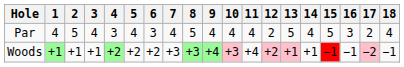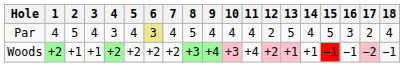(153, 33) no background -> (153, 33) khaki background
(55, 52) +1 -> (55, 52) +2
(173, 52) +3 -> (173, 52) +2
